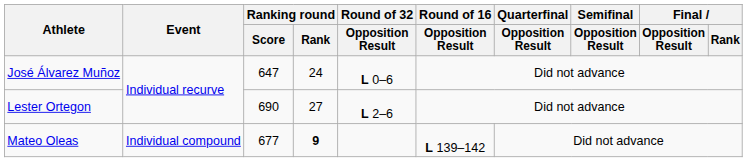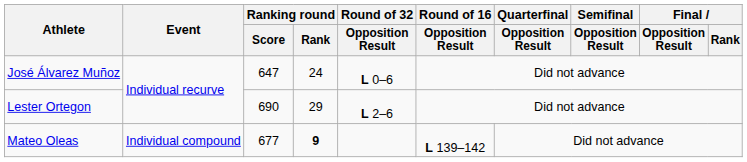(316, 107) 27 -> (316, 107) 29
